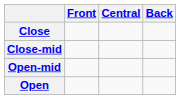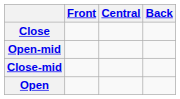rows swapped: (34, 49) <-> (34, 67)
